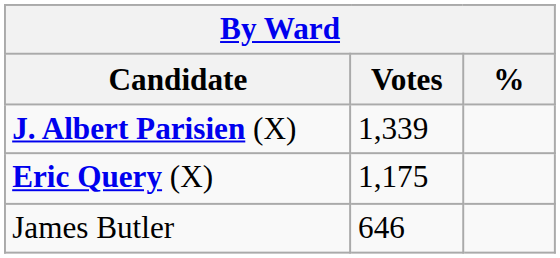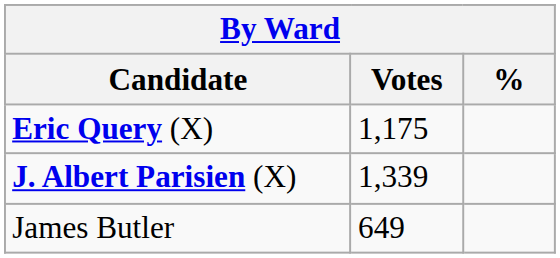rows swapped: (154, 128) <-> (113, 177)
(381, 227) 646 -> (381, 227) 649
